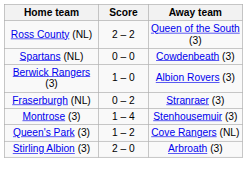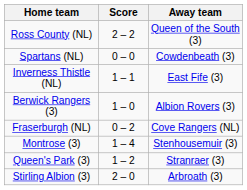+ row: (51, 78)
(195, 100) Stranraer (3) -> (195, 128) Cove Rangers (NL)
(195, 133) Cove Rangers (NL) -> (195, 160) Stranraer (3)
